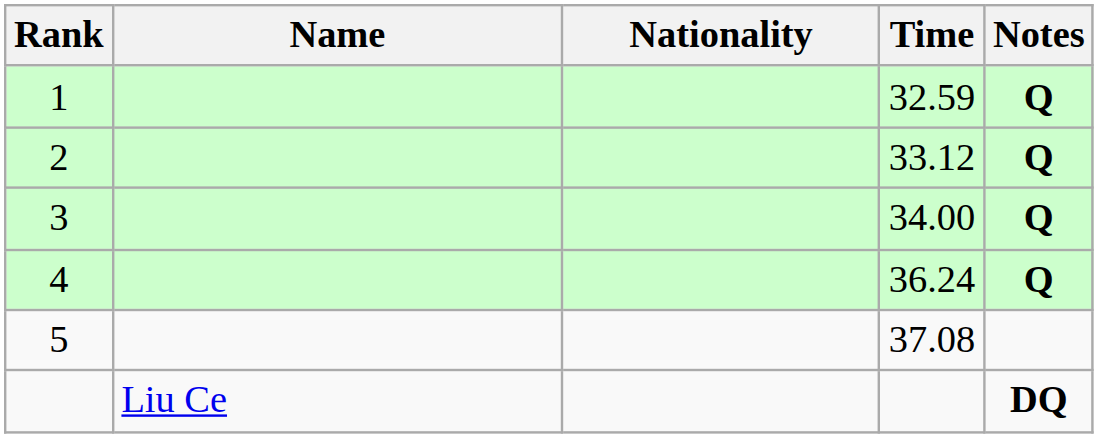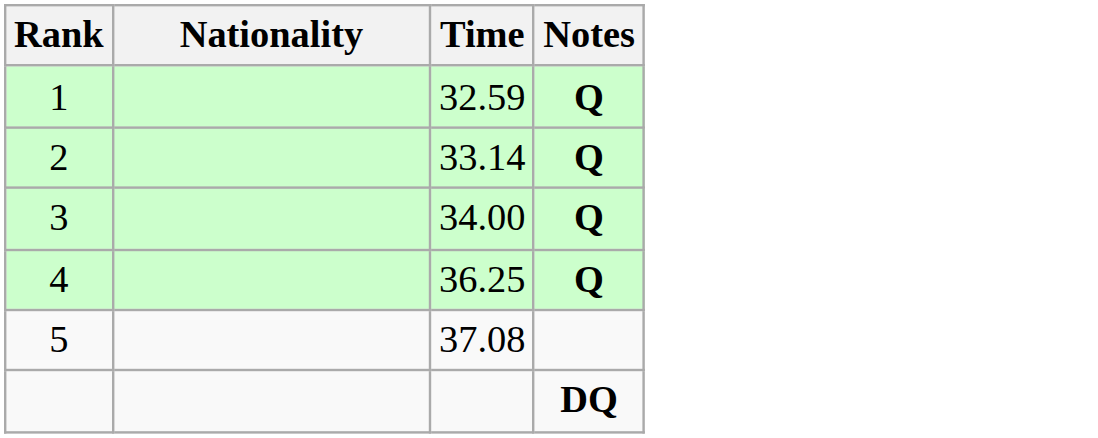- column: (337, 34)
(932, 156) 33.12 -> (482, 156) 33.14
(932, 278) 36.24 -> (482, 278) 36.25
